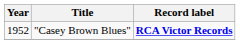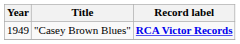(18, 30) 1952 -> (18, 30) 1949
